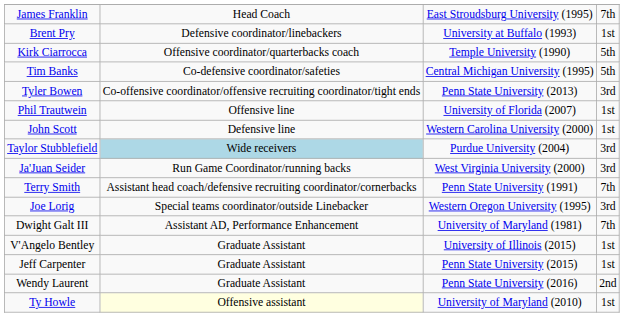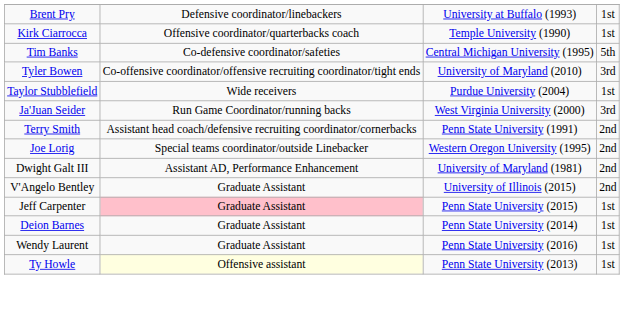- row: (52, 14)
(608, 52) 5th -> (608, 33) 1st
(510, 91) Penn State University (2013) -> (510, 72) University of Maryland (2010)
- row: (52, 110)
- row: (52, 129)
(261, 149) lightblue background -> (261, 91) no background
(608, 149) 3rd -> (608, 91) 1st
(608, 187) 7th -> (608, 129) 2nd
(608, 206) 3rd -> (608, 149) 2nd
(608, 226) 7th -> (608, 168) 2nd
(608, 245) 1st -> (608, 187) 2nd
(261, 264) no background -> (261, 206) pink background
+ row: (52, 226)
(608, 283) 2nd -> (608, 245) 1st
(510, 303) University of Maryland (2010) -> (510, 264) Penn State University (2013)
